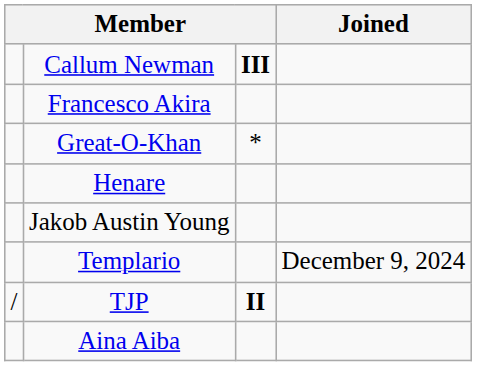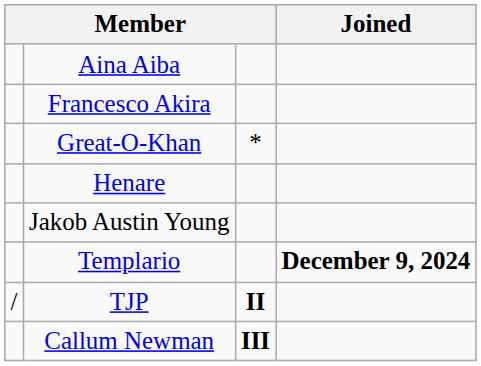rows swapped: (129, 63) <-> (129, 340)
(373, 261) normal -> (376, 261) bold
